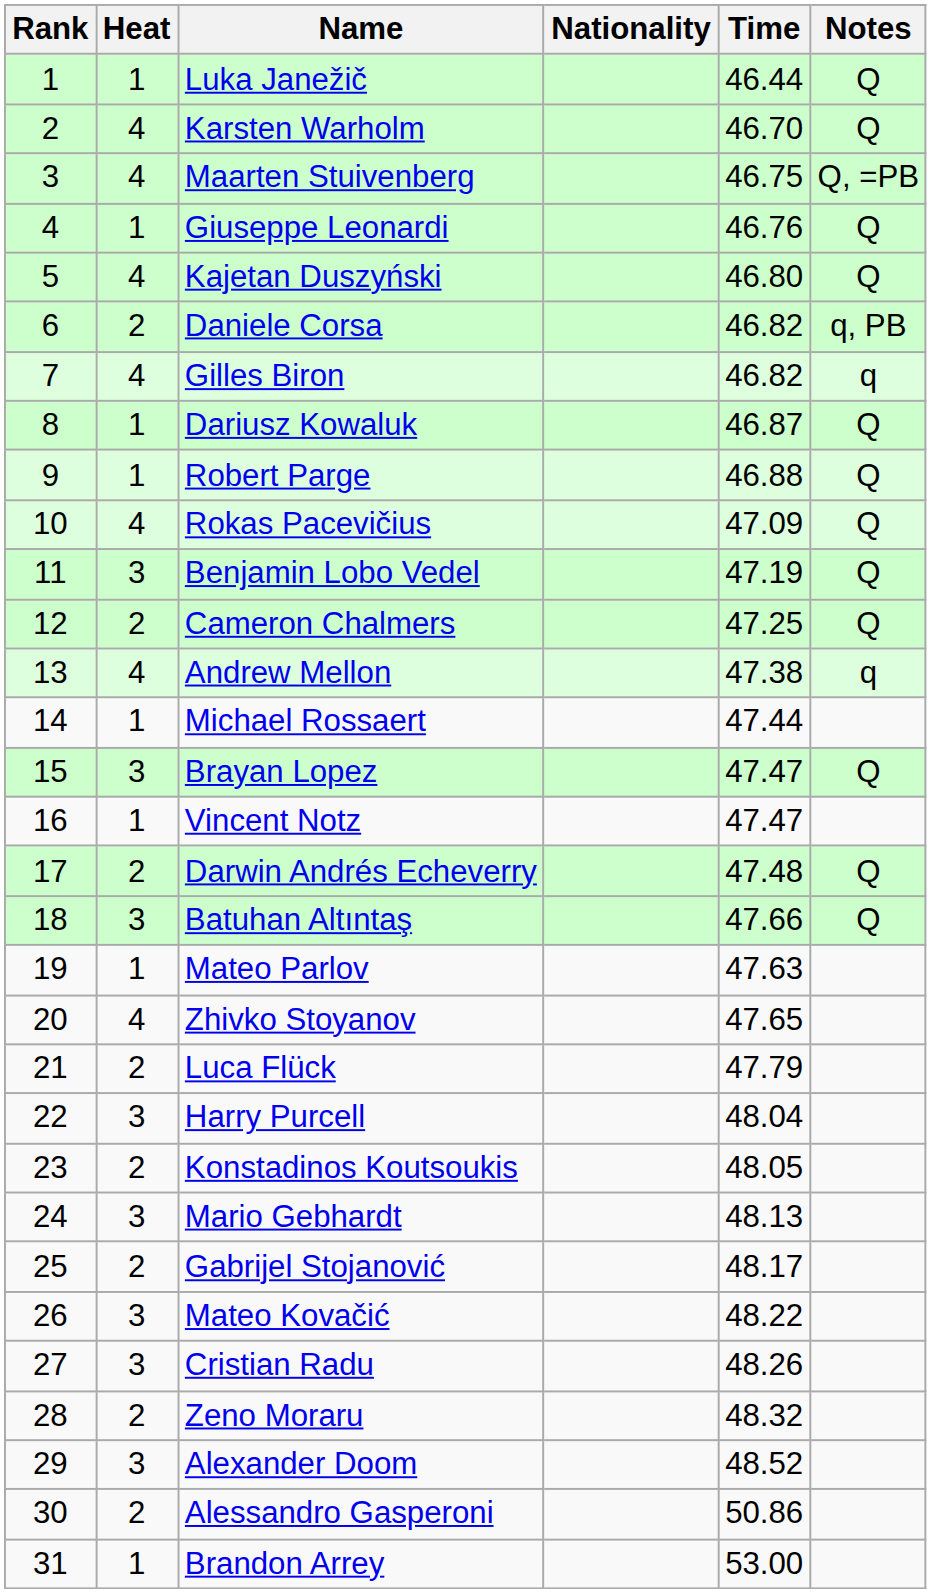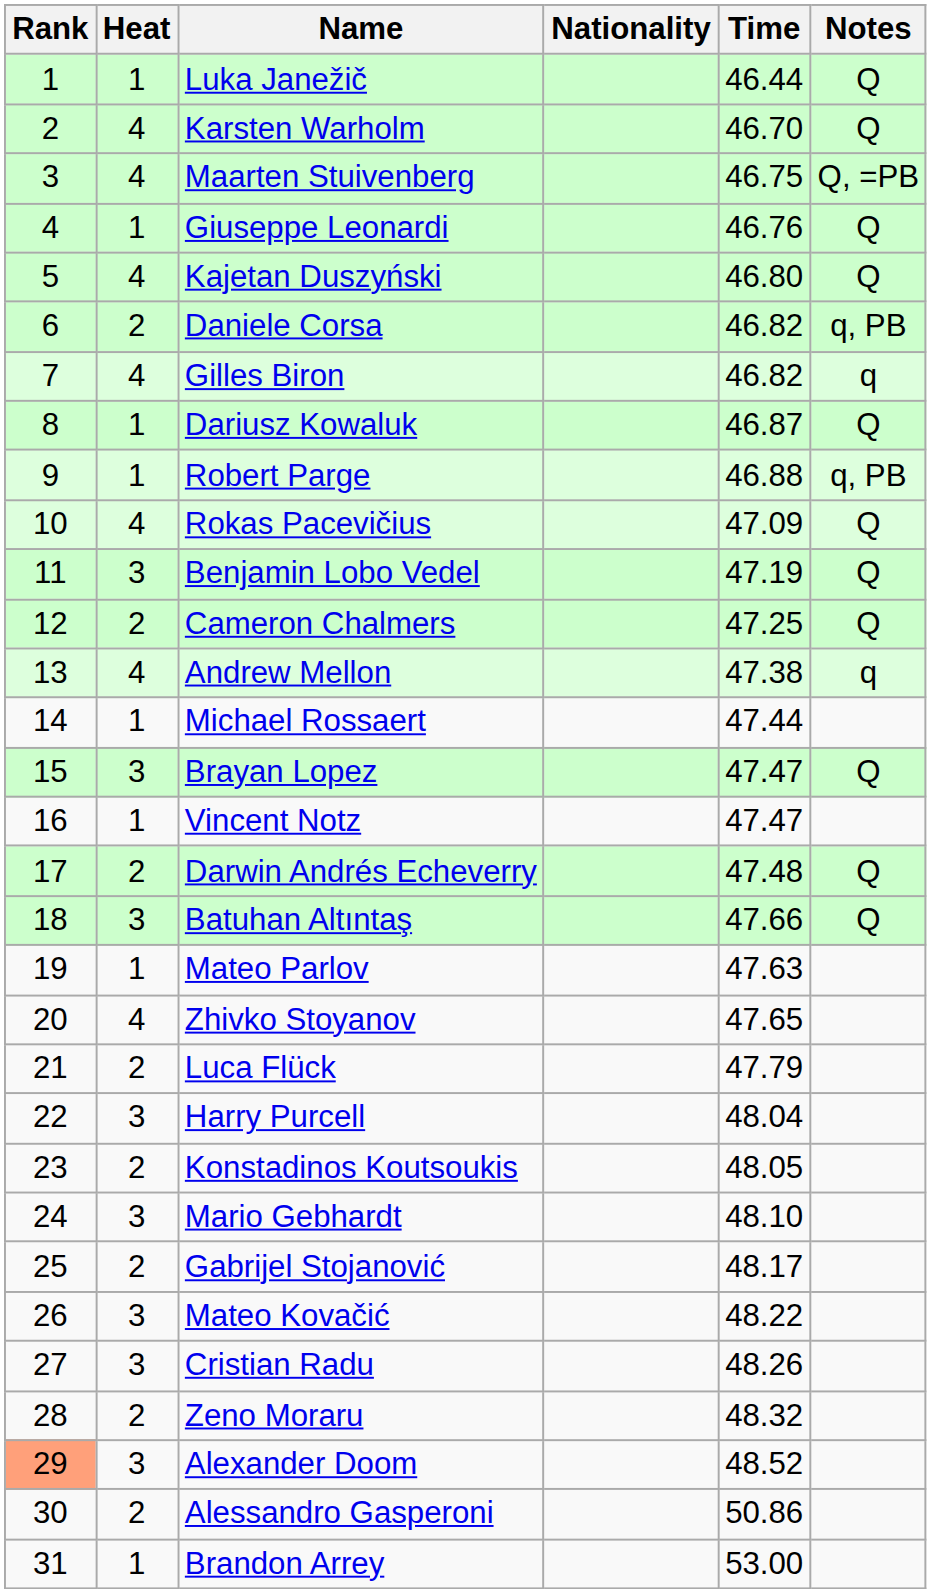(868, 474) Q -> (868, 474) q, PB
(764, 1216) 48.13 -> (764, 1216) 48.10
(50, 1464) no background -> (50, 1464) lightsalmon background
